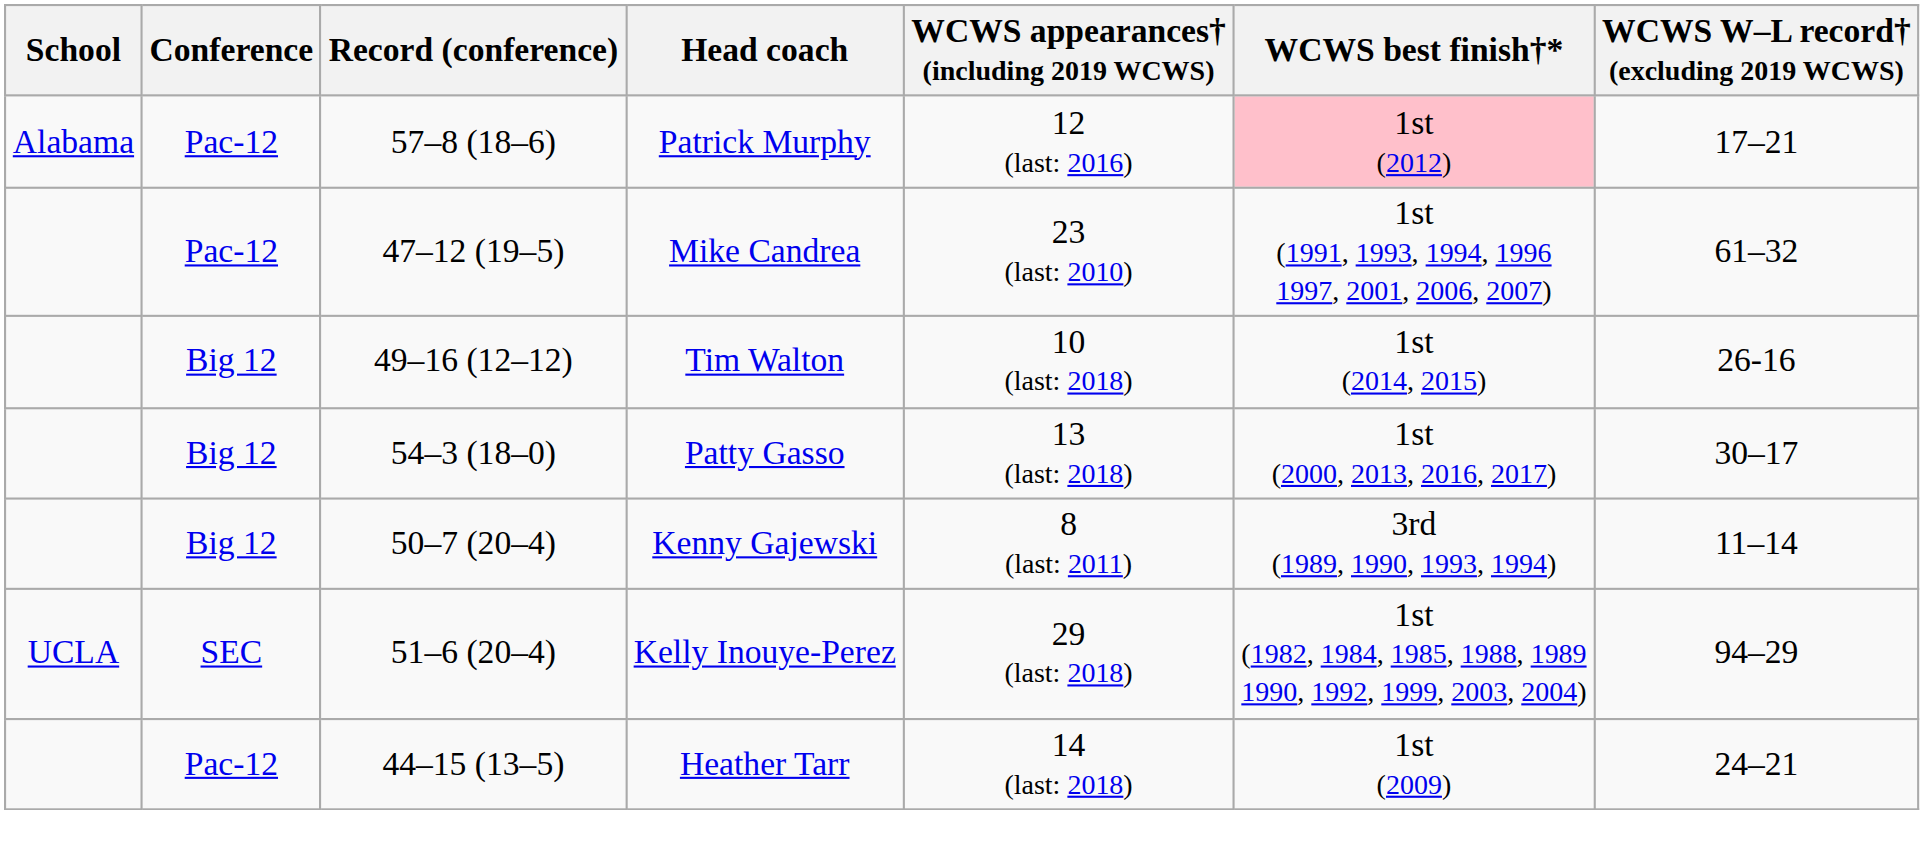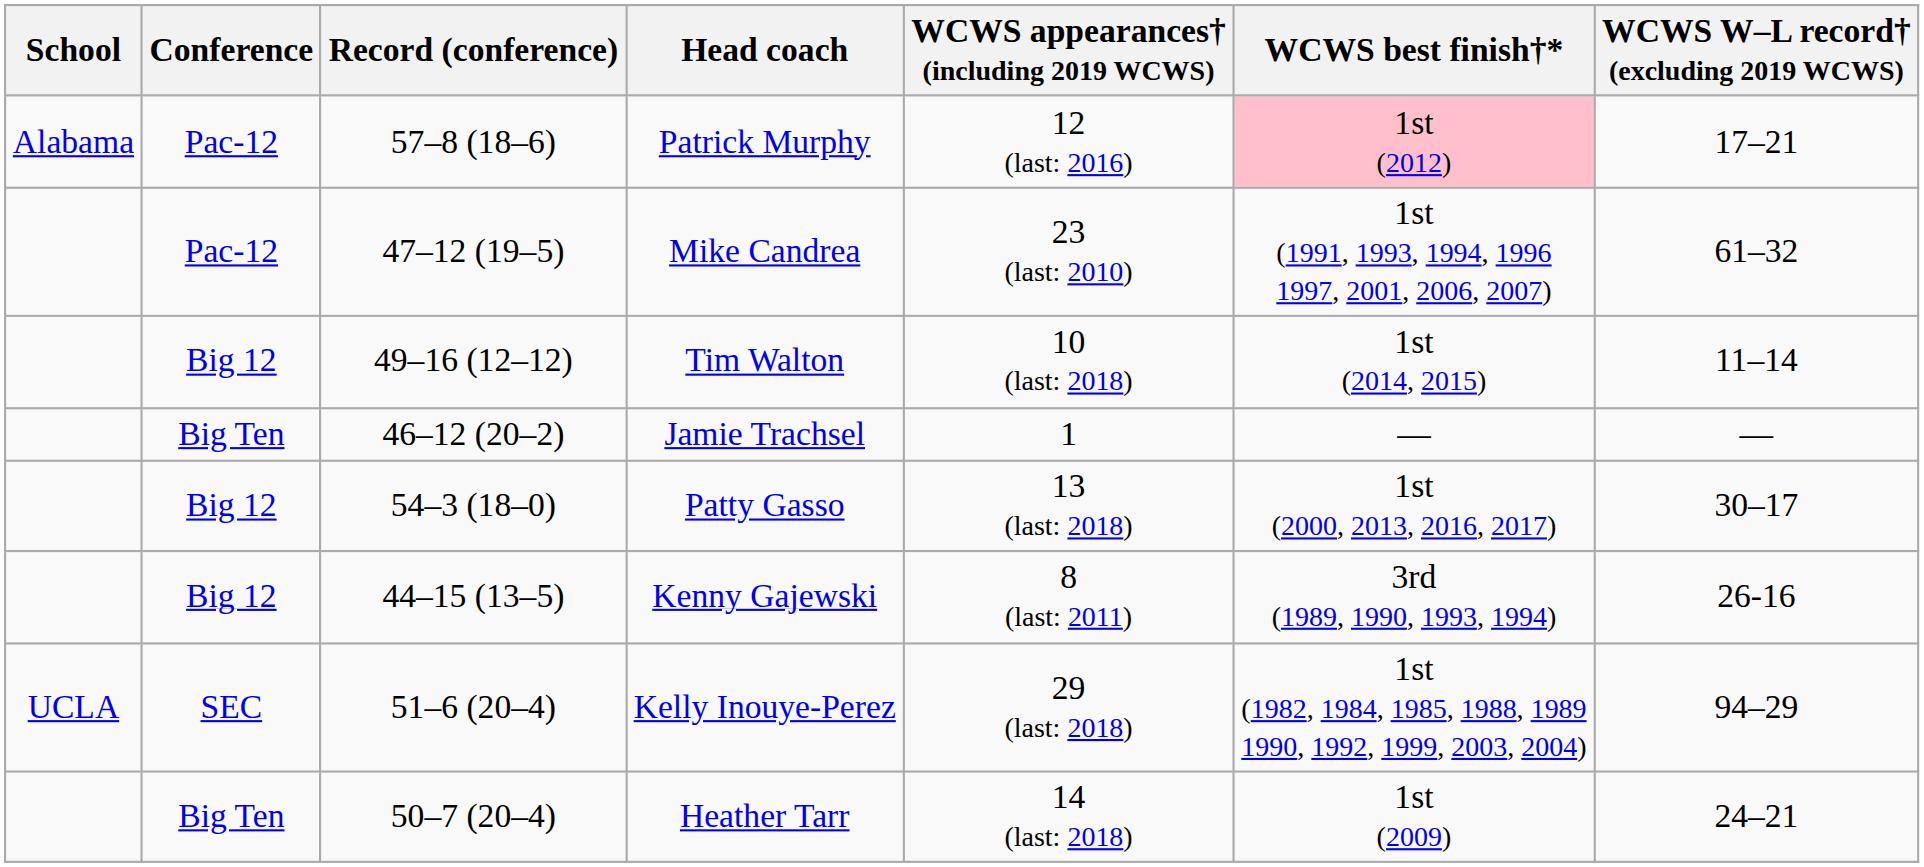(1756, 361) 26-16 -> (1756, 361) 11–14
+ row: (765, 433)
(473, 543) 50–7 (20–4) -> (473, 596) 44–15 (13–5)
(1756, 543) 11–14 -> (1756, 596) 26-16
(231, 763) Pac-12 -> (231, 816) Big Ten
(473, 763) 44–15 (13–5) -> (473, 816) 50–7 (20–4)
